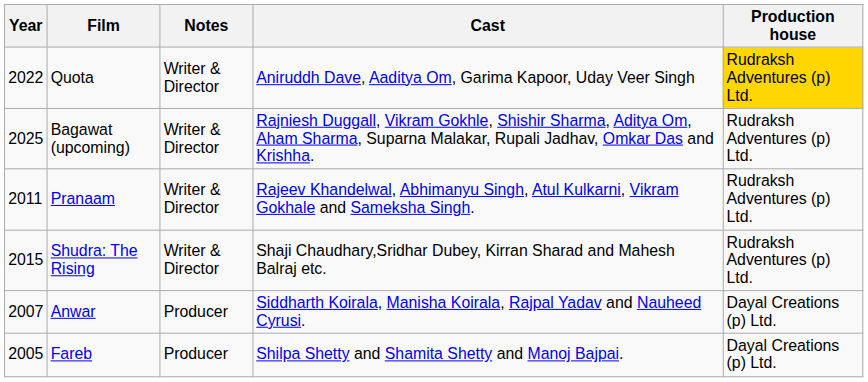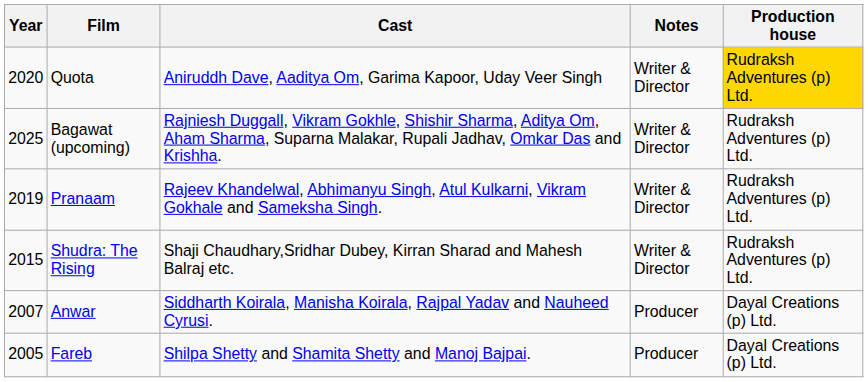columns swapped: (488, 25) <-> (206, 25)
(26, 77) 2022 -> (26, 77) 2020
(25, 199) 2011 -> (26, 199) 2019
